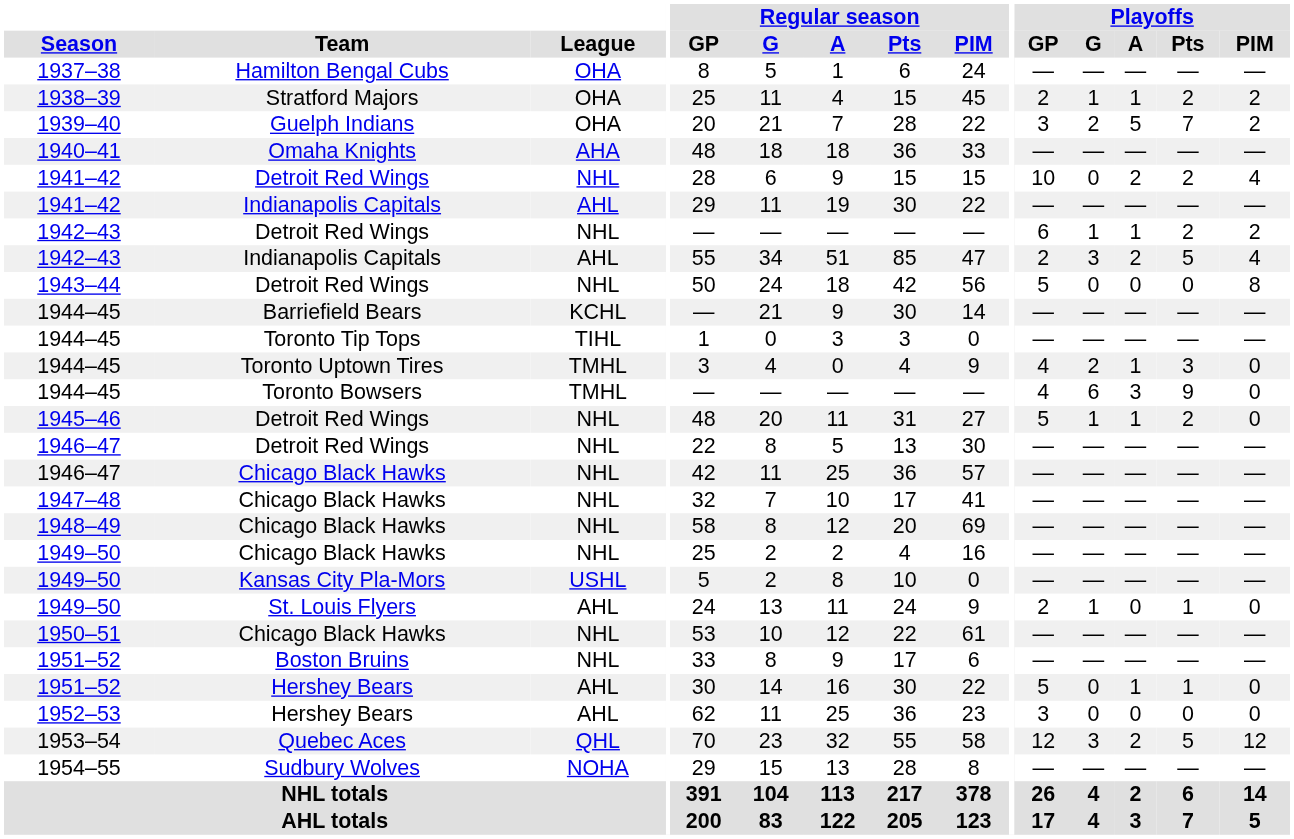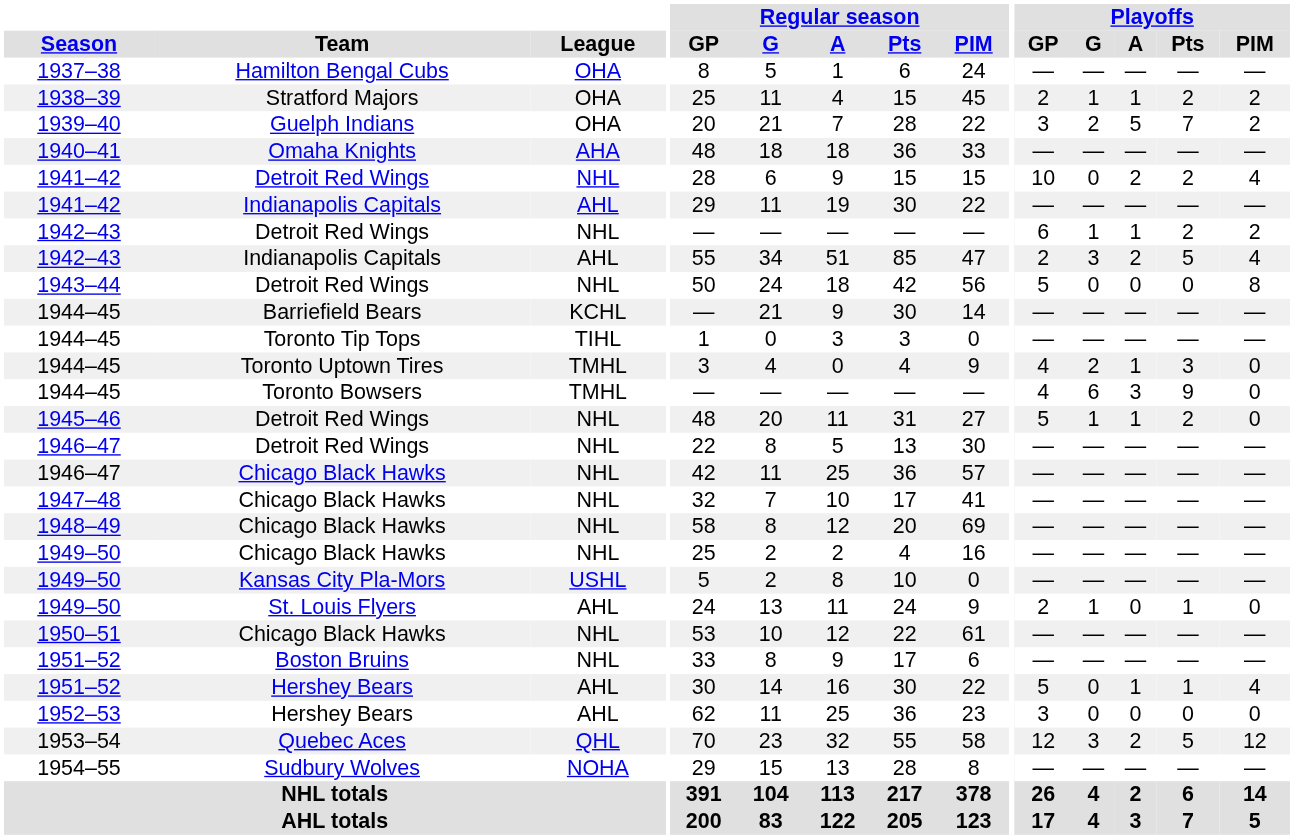(1255, 687) 0 -> (1255, 687) 4
